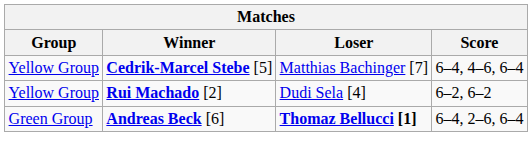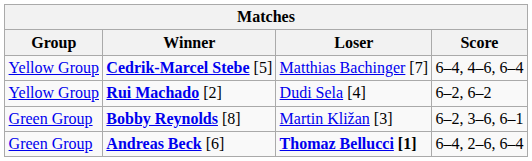+ row: (173, 118)
